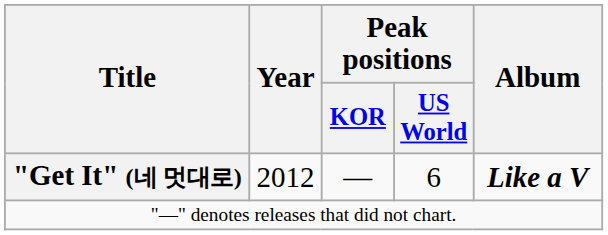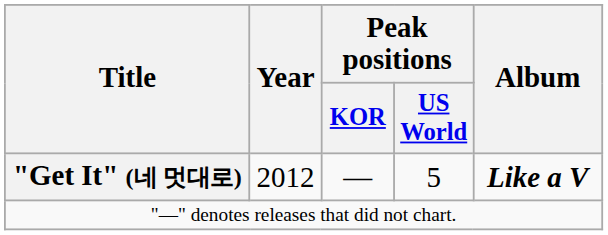(434, 176) 6 -> (434, 176) 5
